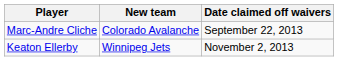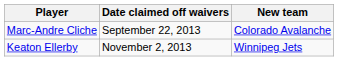columns swapped: (151, 13) <-> (268, 13)
